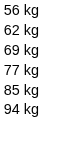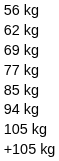+ row: (25, 129)
+ row: (30, 149)
